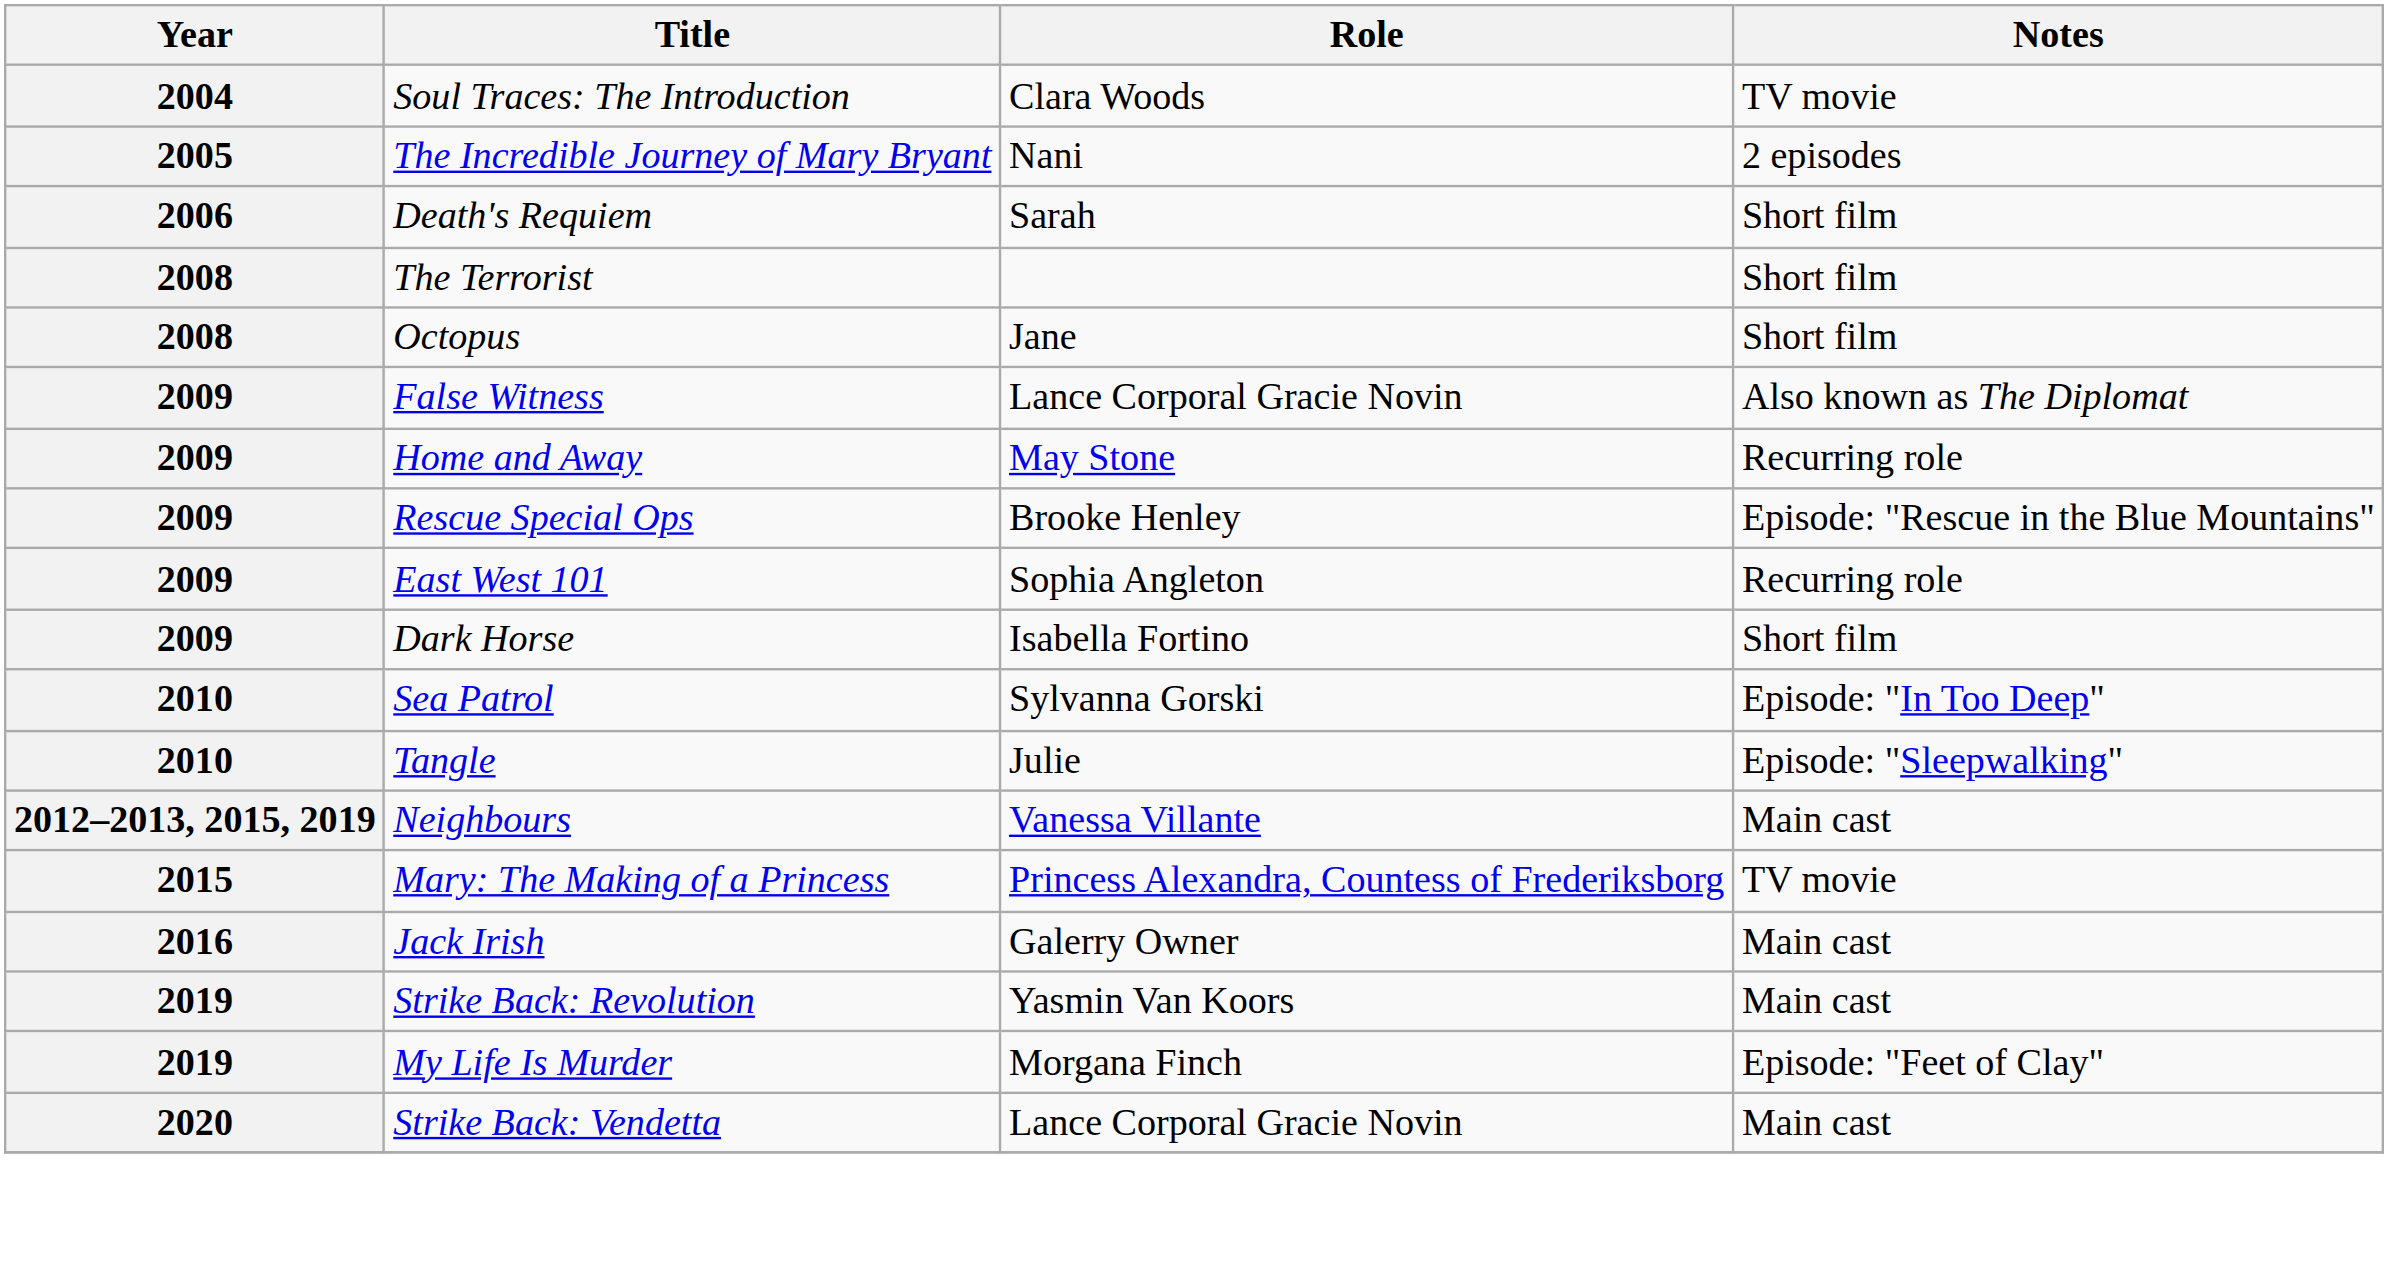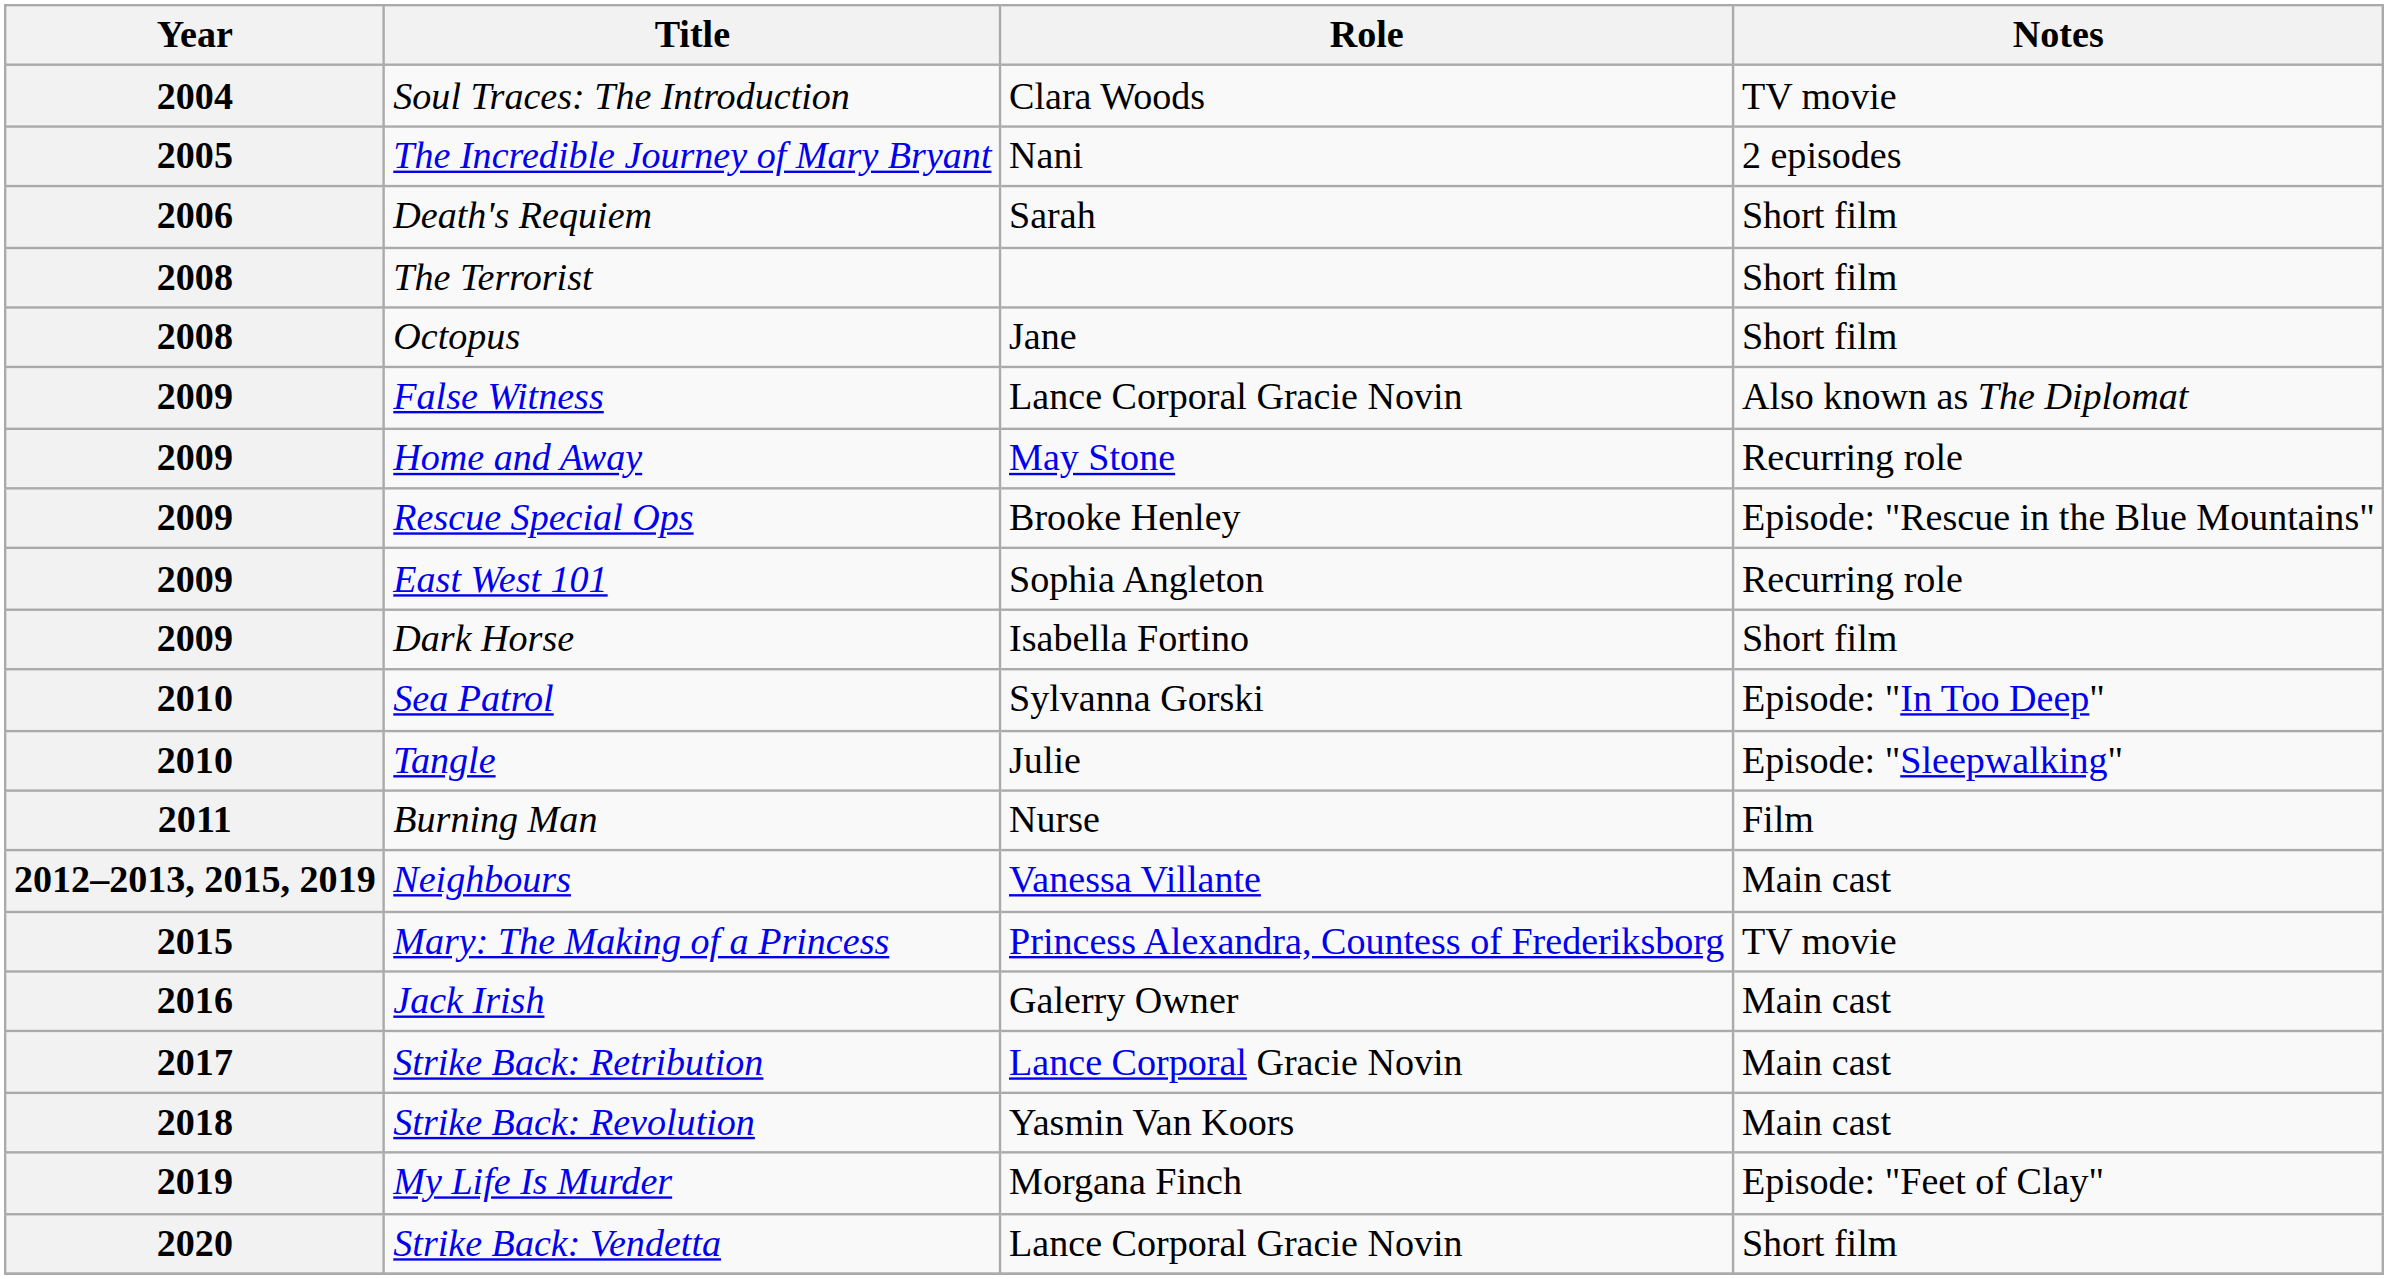+ row: (495, 819)
+ row: (578, 1061)
(195, 1000) 2019 -> (195, 1121) 2018
(1816, 1121) Main cast -> (1820, 1242) Short film
